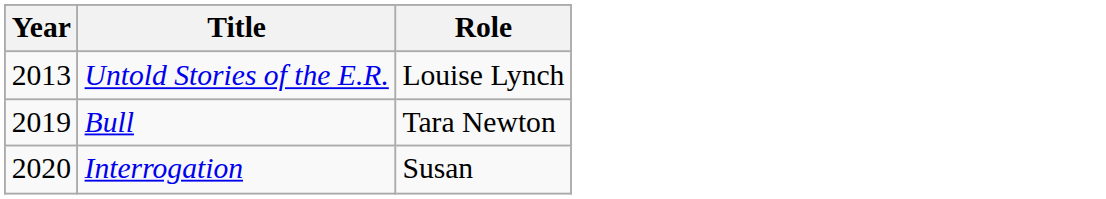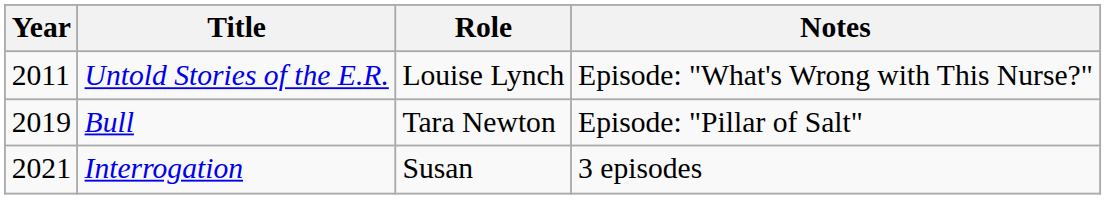+ column: (835, 27)
(41, 74) 2013 -> (41, 74) 2011
(41, 168) 2020 -> (41, 168) 2021
